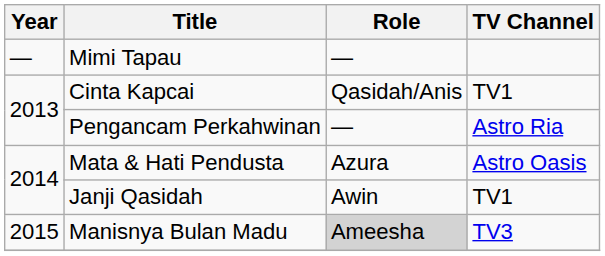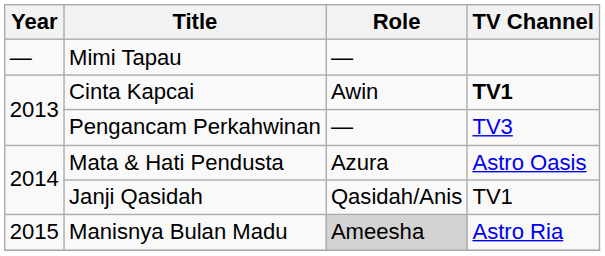(397, 92) Qasidah/Anis -> (355, 92) Awin
(493, 92) normal -> (493, 92) bold
(518, 127) Astro Ria -> (493, 127) TV3
(355, 197) Awin -> (397, 197) Qasidah/Anis
(493, 232) TV3 -> (518, 232) Astro Ria
